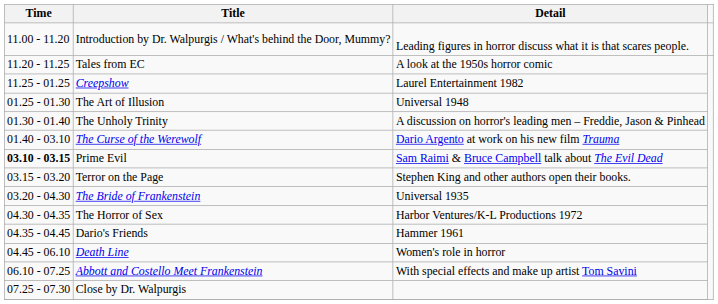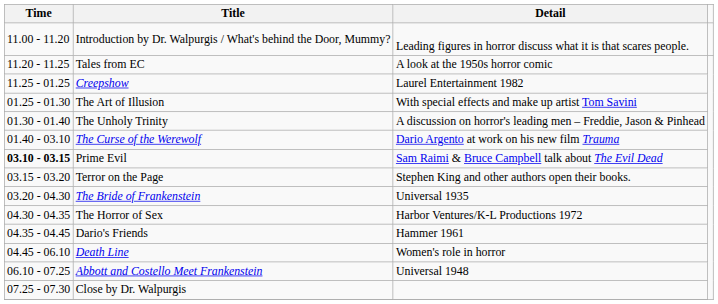(432, 102) Universal 1948 -> (516, 102) With special effects and make up artist Tom Savini
(516, 271) With special effects and make up artist Tom Savini -> (432, 271) Universal 1948
